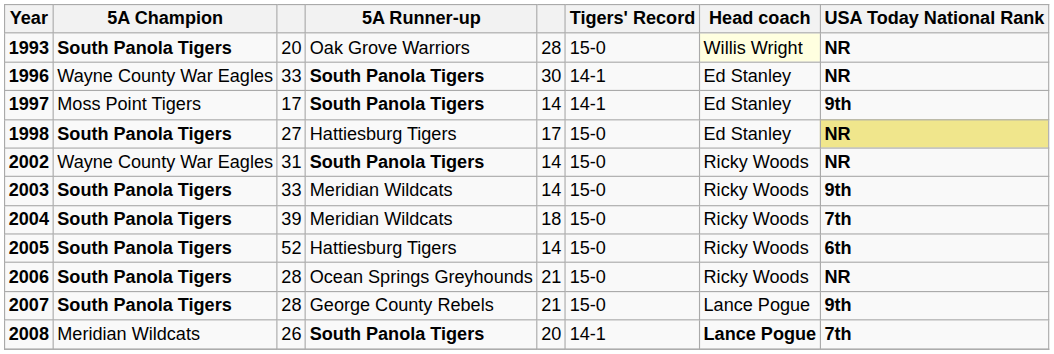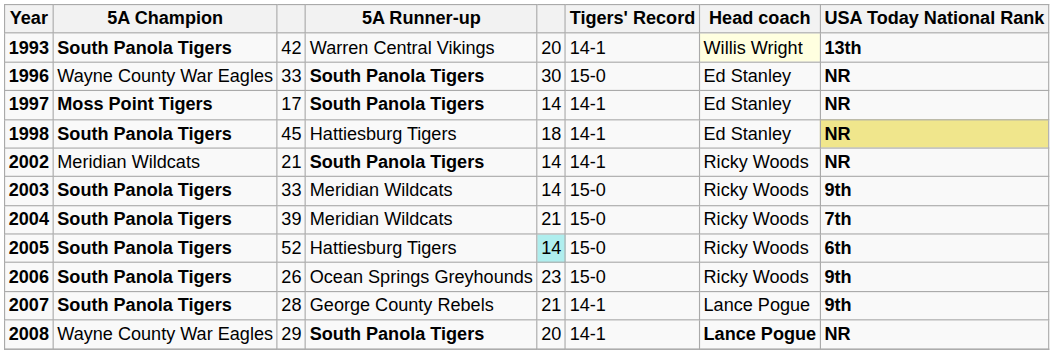(291, 47) 20 -> (291, 47) 42
(390, 47) Oak Grove Warriors -> (402, 47) Warren Central Vikings
(551, 47) 28 -> (551, 47) 20
(588, 47) 15-0 -> (588, 47) 14-1
(837, 47) NR -> (843, 47) 13th
(588, 76) 14-1 -> (588, 76) 15-0
(129, 104) normal -> (135, 104) bold
(838, 104) 9th -> (837, 104) NR
(291, 133) 27 -> (291, 133) 45
(551, 133) 17 -> (551, 133) 18
(588, 133) 15-0 -> (588, 133) 14-1
(165, 162) Wayne County War Eagles -> (129, 162) Meridian Wildcats
(291, 162) 31 -> (291, 162) 21
(588, 162) 15-0 -> (588, 162) 14-1
(551, 219) 18 -> (551, 219) 21
(551, 248) no background -> (551, 248) paleturquoise background
(291, 276) 28 -> (291, 276) 26
(551, 276) 21 -> (551, 276) 23
(837, 276) NR -> (838, 276) 9th
(588, 305) 15-0 -> (588, 305) 14-1
(129, 334) Meridian Wildcats -> (165, 334) Wayne County War Eagles
(291, 334) 26 -> (291, 334) 29
(838, 334) 7th -> (837, 334) NR
